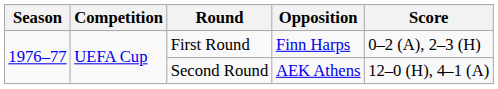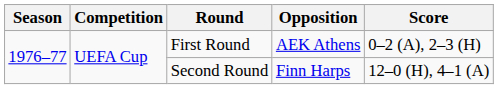(313, 44) Finn Harps -> (318, 44) AEK Athens
(318, 70) AEK Athens -> (313, 70) Finn Harps
